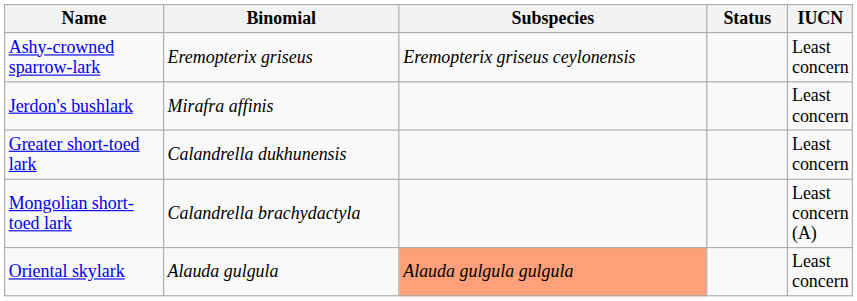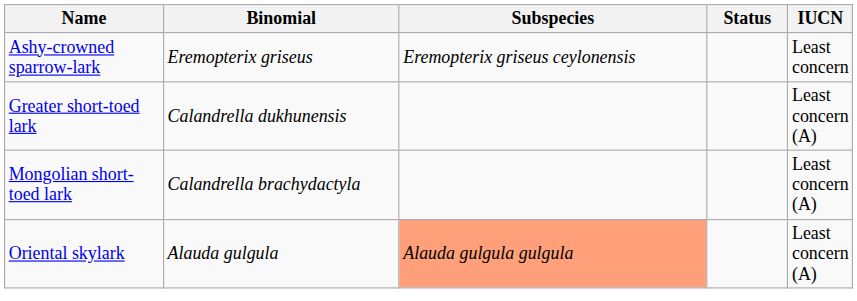- row: (71, 105)
(820, 154) Least concern -> (820, 115) Least concern (A)
(820, 271) Least concern -> (820, 253) Least concern (A)
